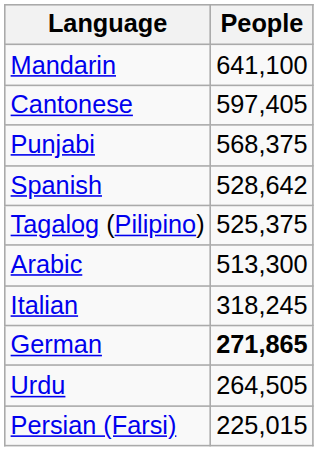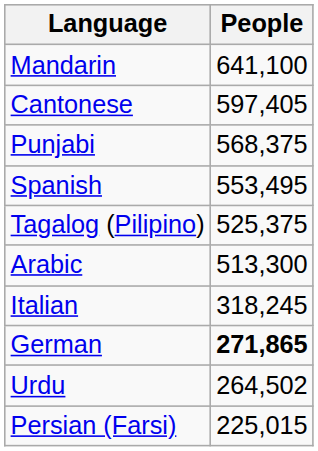(262, 184) 528,642 -> (262, 184) 553,495
(262, 385) 264,505 -> (262, 385) 264,502
